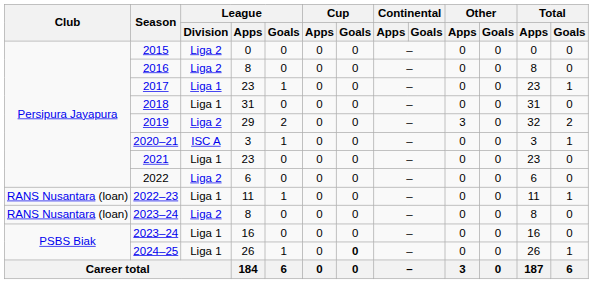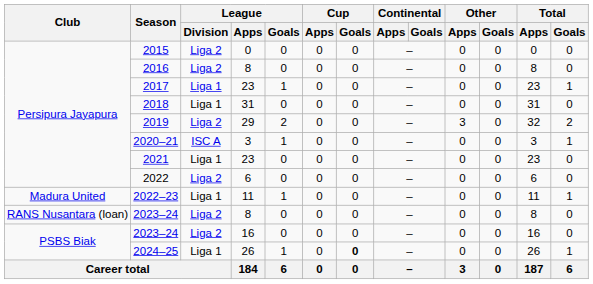(68, 196) RANS Nusantara (loan) -> (68, 196) Madura United
(206, 232) Liga 1 -> (206, 232) Liga 2
